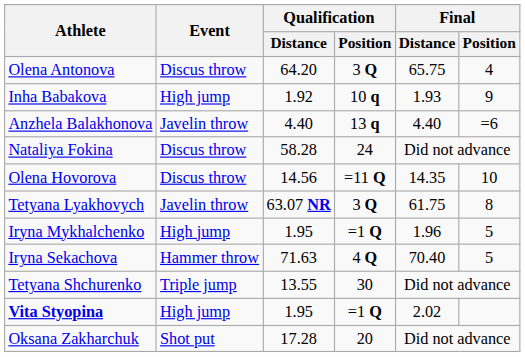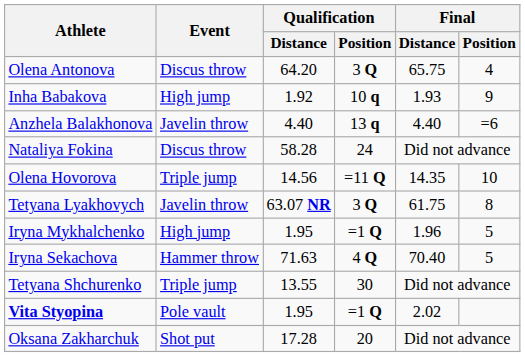(203, 177) Discus throw -> (198, 177) Triple jump
(195, 312) High jump -> (193, 312) Pole vault
